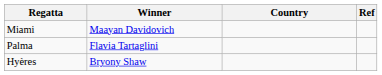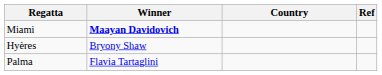(132, 29) normal -> (134, 29) bold
rows swapped: (20, 45) <-> (21, 62)
